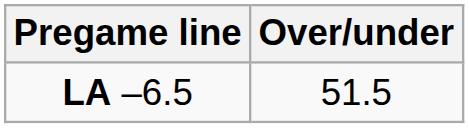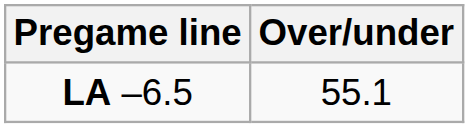(356, 91) 51.5 -> (356, 91) 55.1
